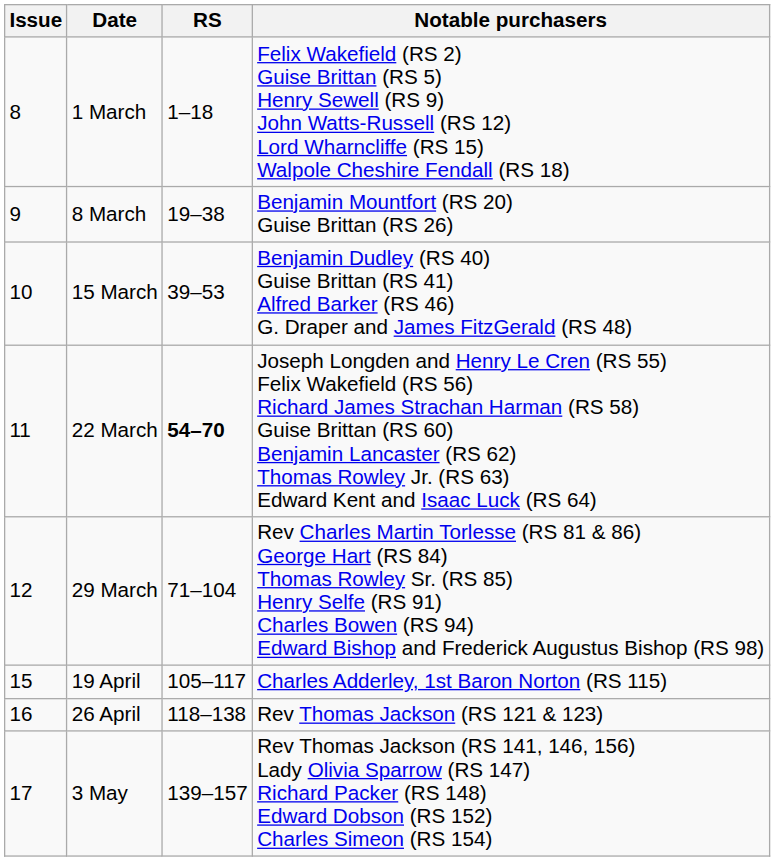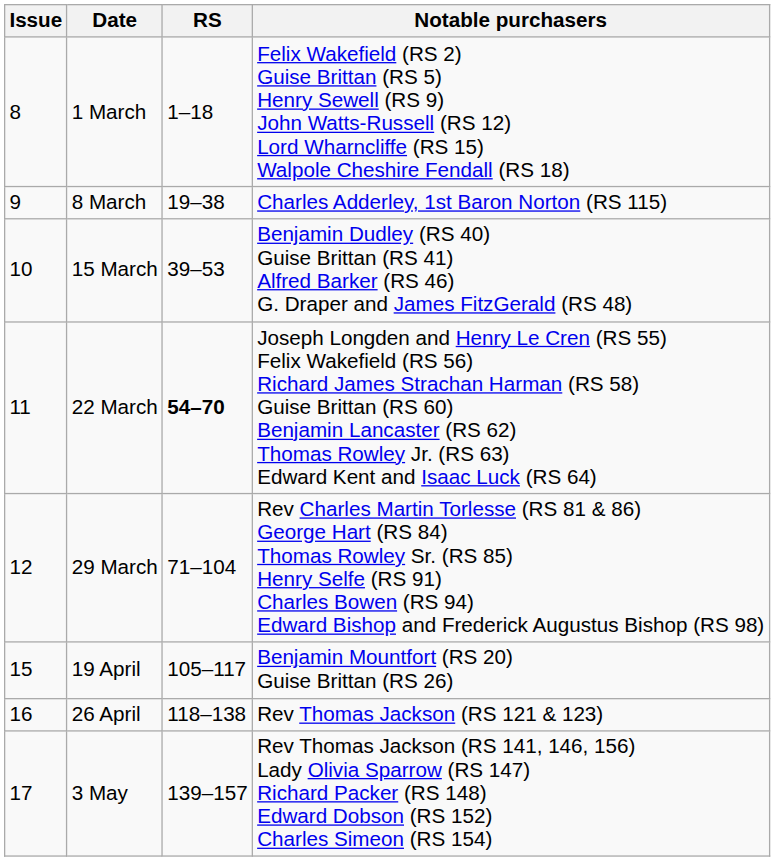(385, 214) Benjamin Mountfort (RS 20) Guise Brittan (RS 26) -> (462, 202) Charles Adderley, 1st Baron Norton (RS 115)
(462, 681) Charles Adderley, 1st Baron Norton (RS 115) -> (385, 670) Benjamin Mountfort (RS 20) Guise Brittan (RS 26)
